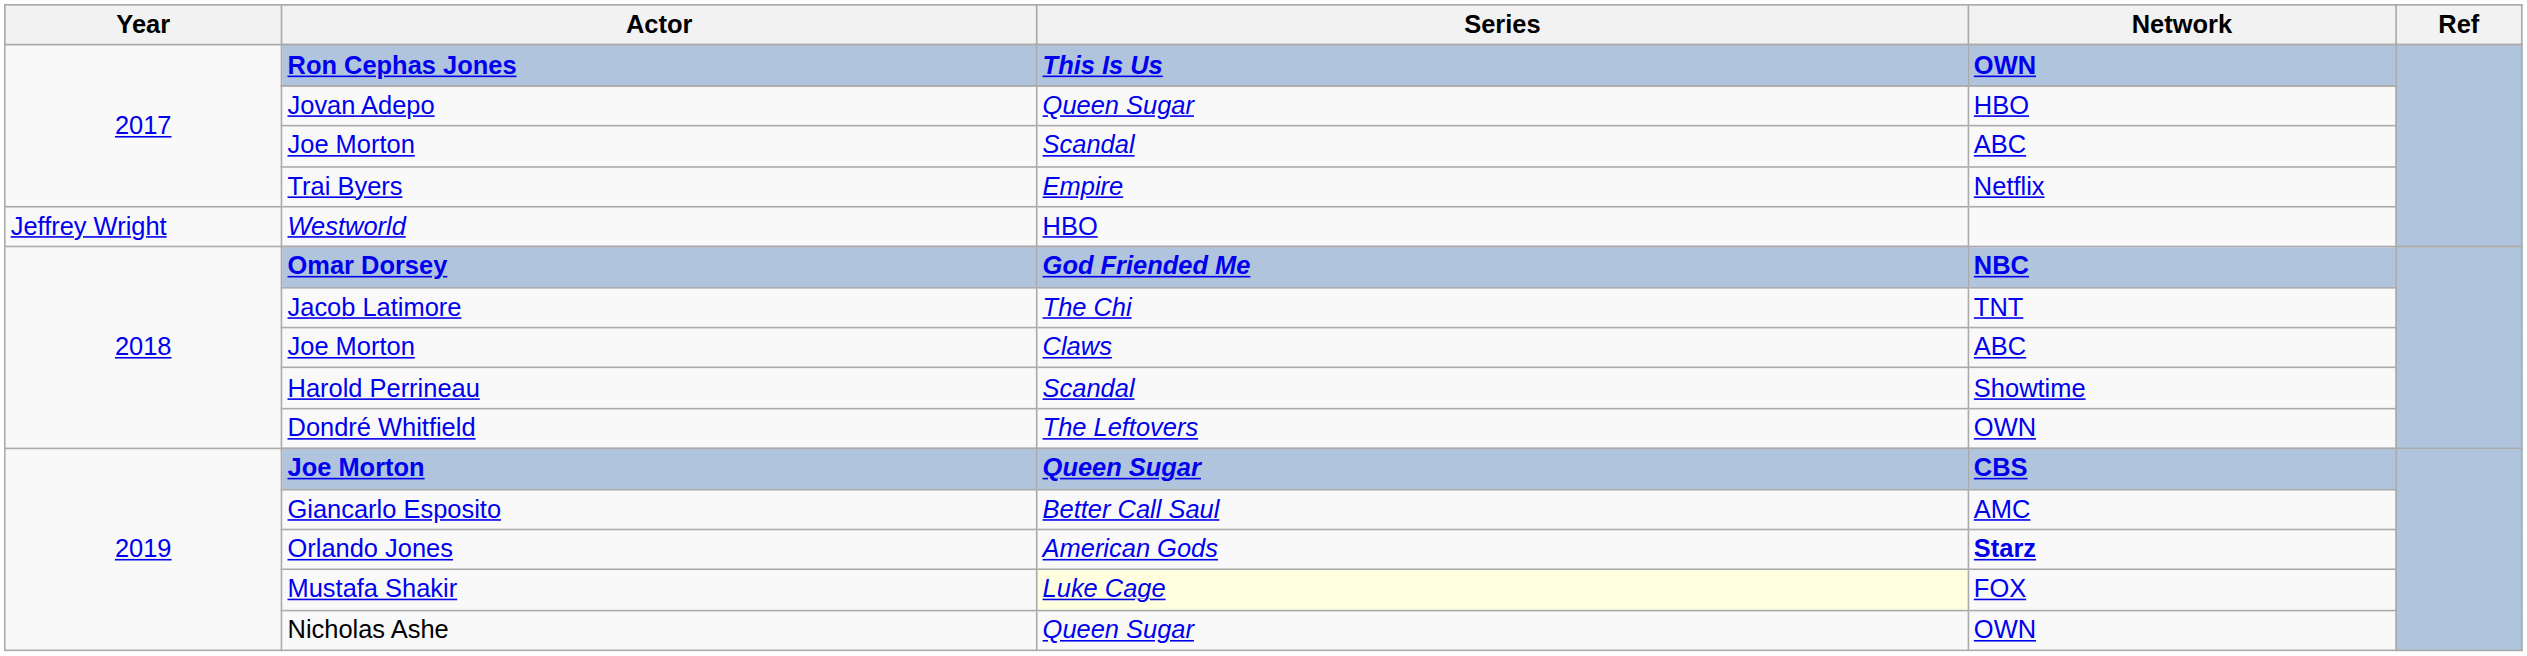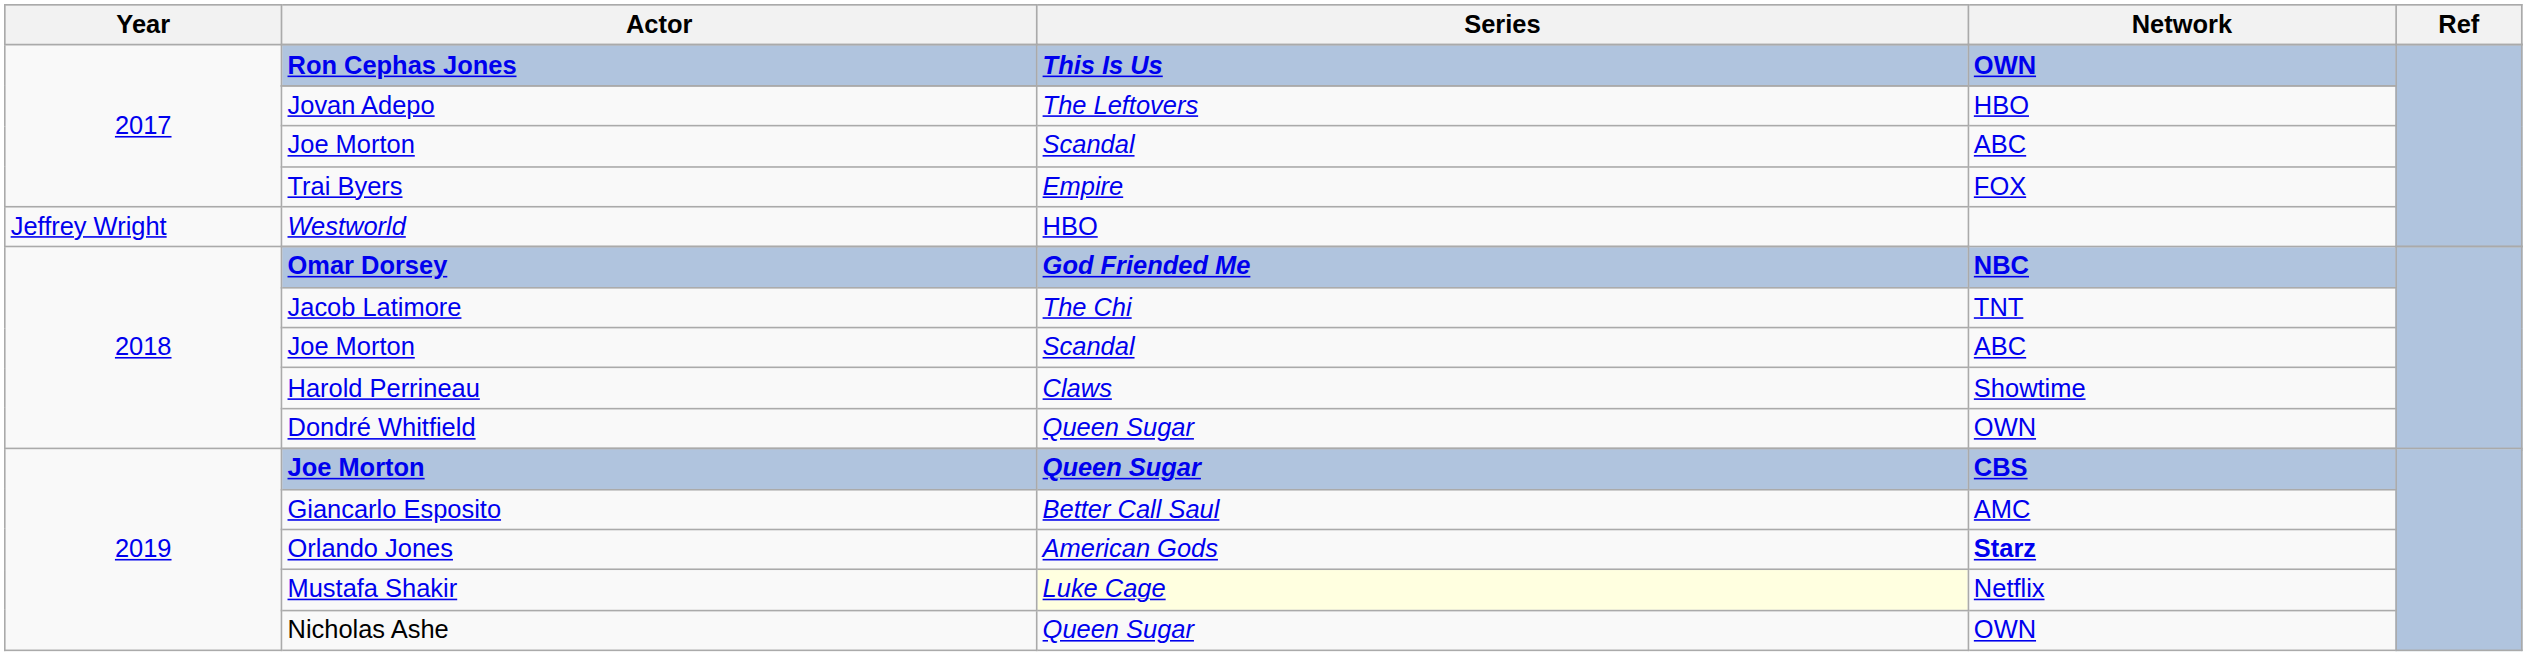(1118, 105) Queen Sugar -> (1120, 105) The Leftovers
(2009, 186) Netflix -> (2000, 186) FOX
(1077, 347) Claws -> (1089, 347) Scandal
(1089, 387) Scandal -> (1077, 387) Claws
(1120, 428) The Leftovers -> (1118, 428) Queen Sugar
(2000, 589) FOX -> (2009, 589) Netflix
